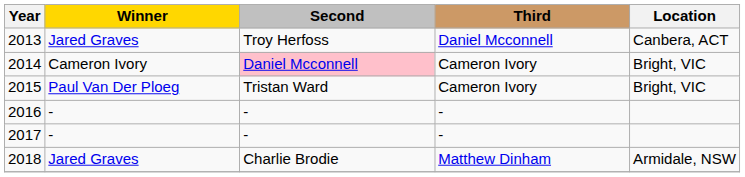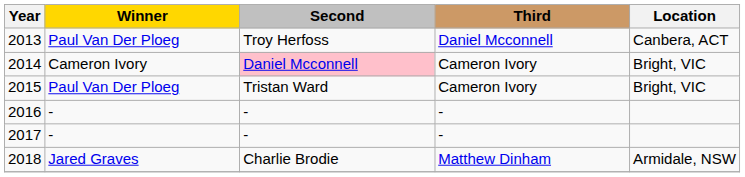(93, 40) Jared Graves -> (114, 40) Paul Van Der Ploeg
